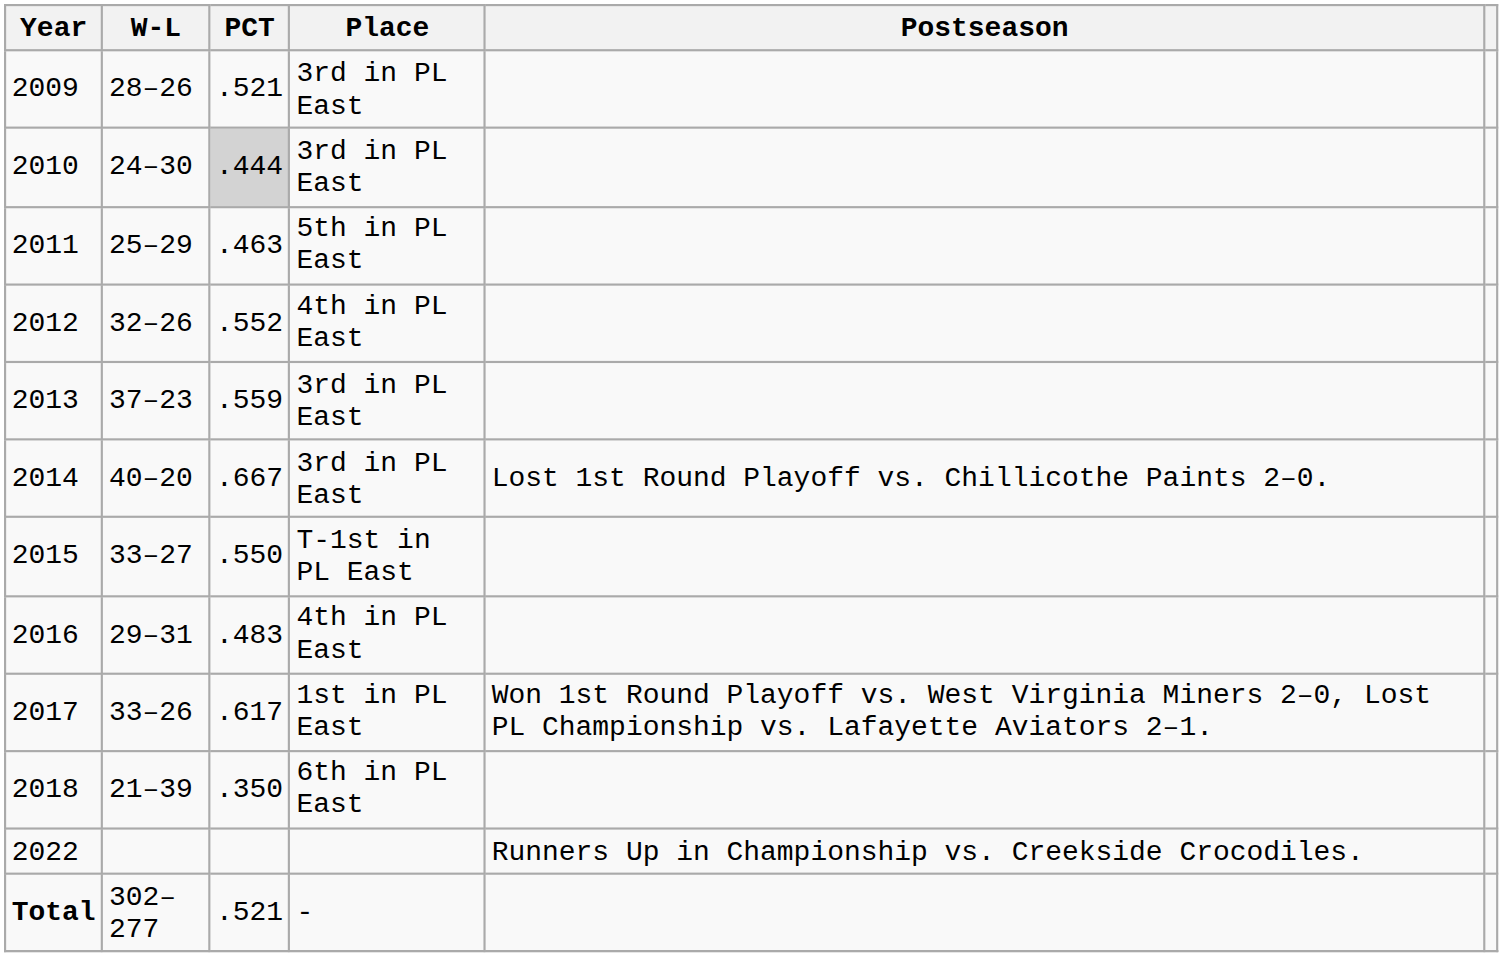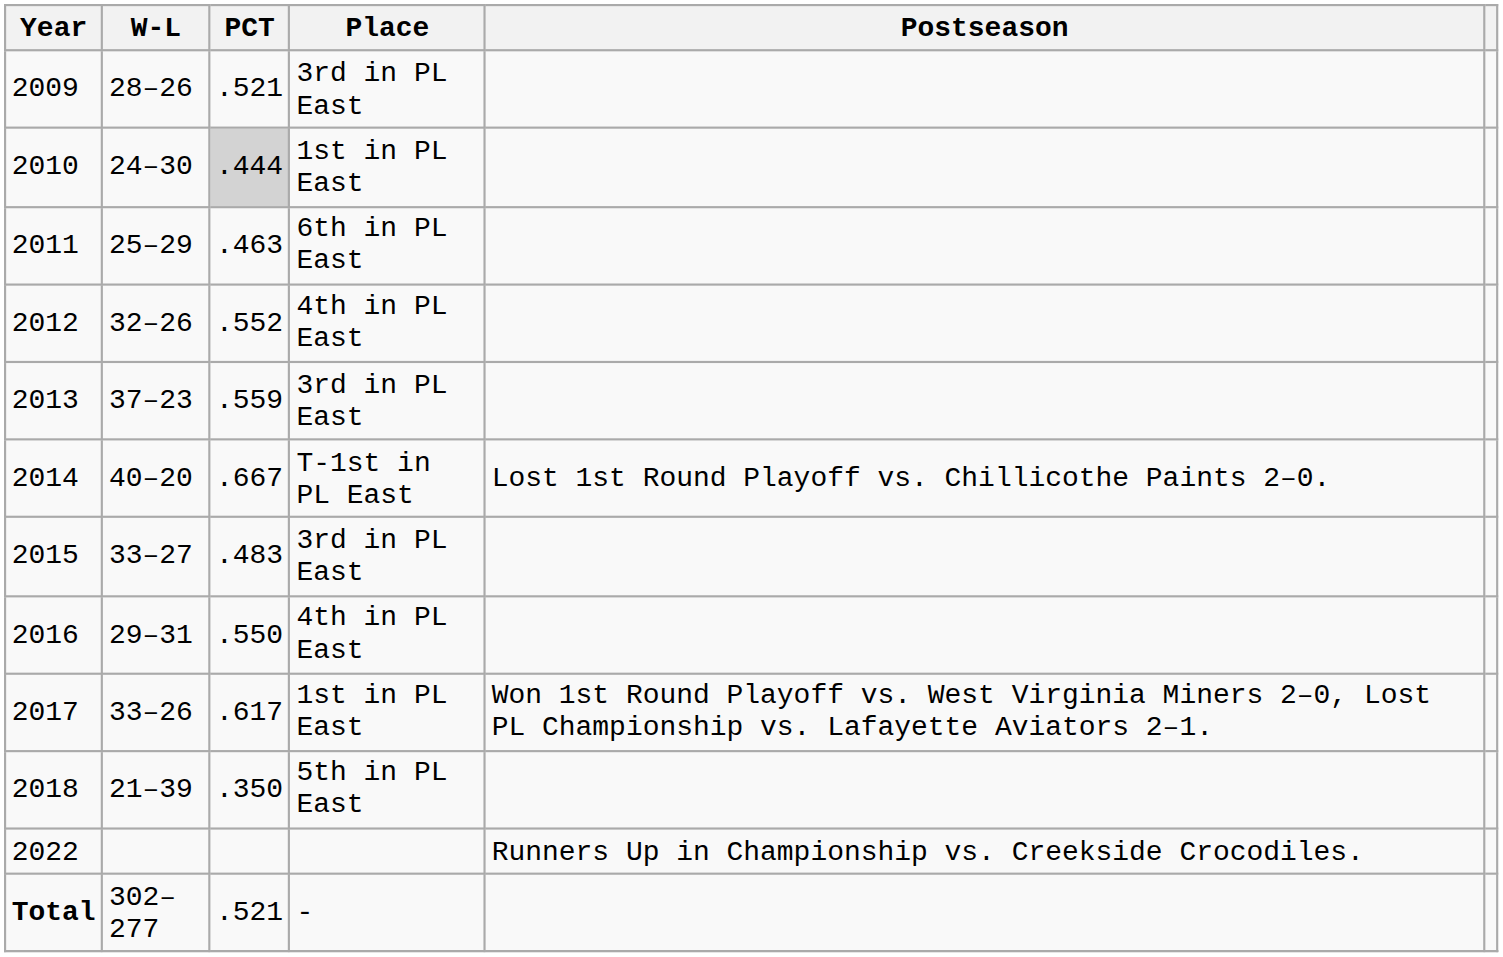(372, 167) 3rd in PL East -> (372, 167) 1st in PL East
(372, 245) 5th in PL East -> (372, 245) 6th in PL East
(372, 479) 3rd in PL East -> (364, 479) T-1st in PL East
(250, 556) .550 -> (250, 556) .483
(364, 556) T-1st in PL East -> (372, 556) 3rd in PL East
(250, 634) .483 -> (250, 634) .550
(372, 790) 6th in PL East -> (372, 790) 5th in PL East
